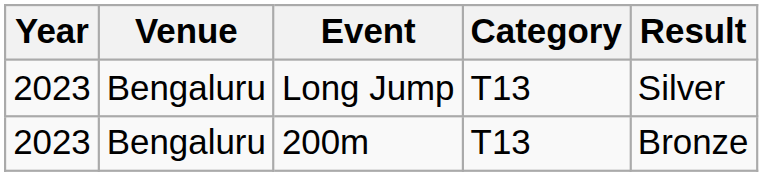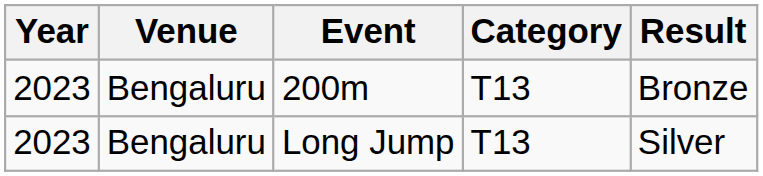rows swapped: (368, 87) <-> (326, 142)
